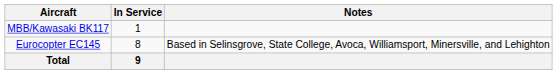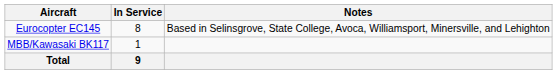rows swapped: (58, 45) <-> (58, 28)
